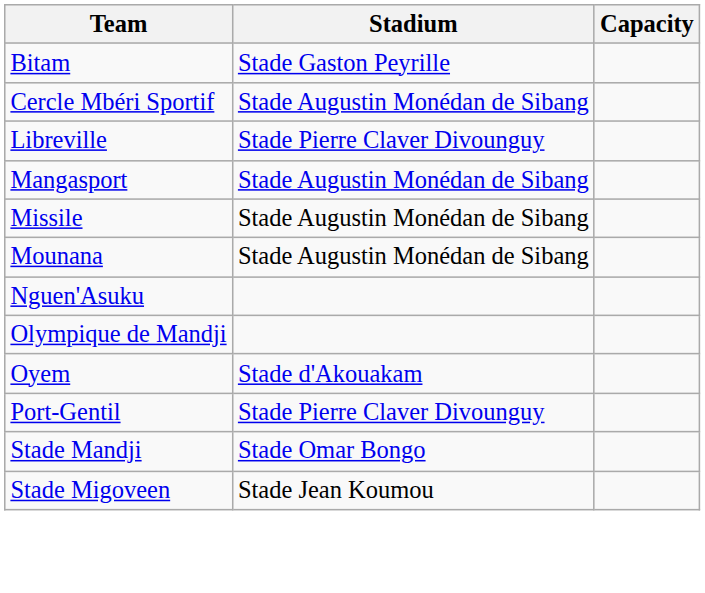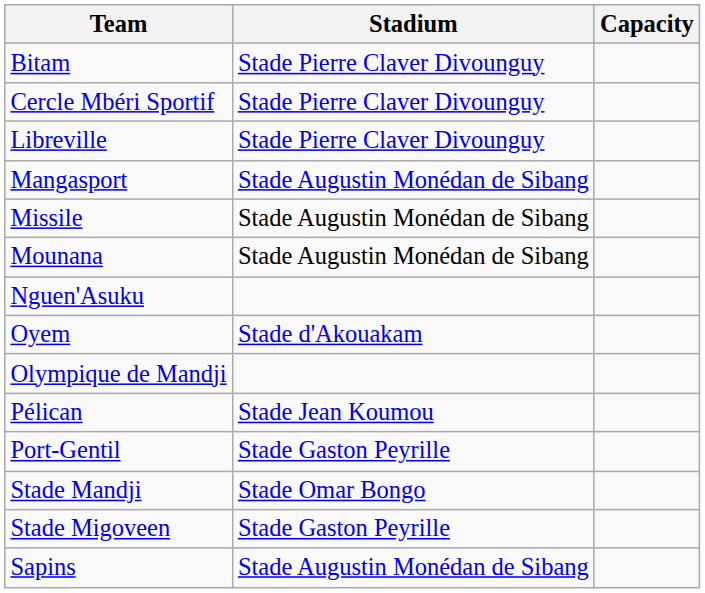(344, 62) Stade Gaston Peyrille -> (391, 62) Stade Pierre Claver Divounguy
(413, 101) Stade Augustin Monédan de Sibang -> (391, 101) Stade Pierre Claver Divounguy
rows swapped: (119, 334) <-> (40, 373)
+ row: (46, 412)
(391, 412) Stade Pierre Claver Divounguy -> (344, 450) Stade Gaston Peyrille
(336, 489) Stade Jean Koumou -> (344, 528) Stade Gaston Peyrille
+ row: (43, 567)
